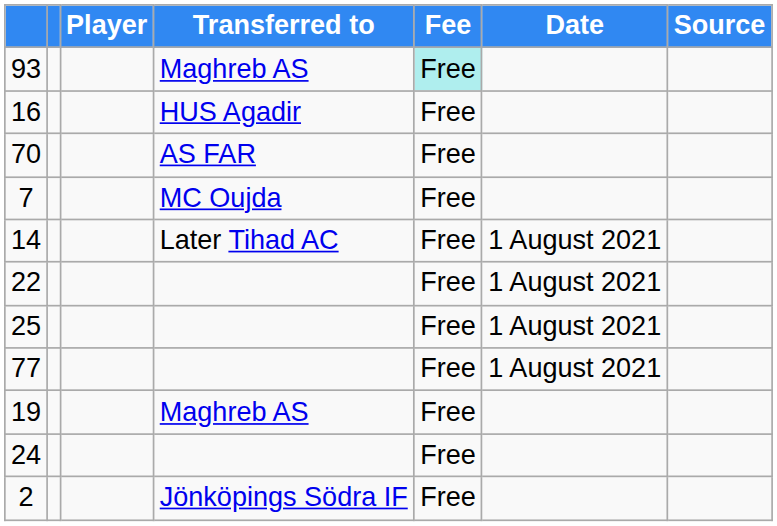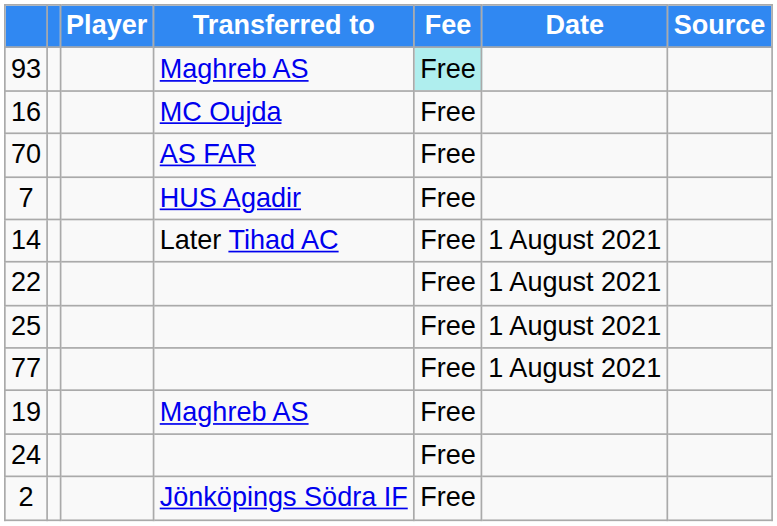(230, 111) HUS Agadir -> (221, 111) MC Oujda
(221, 197) MC Oujda -> (230, 197) HUS Agadir
